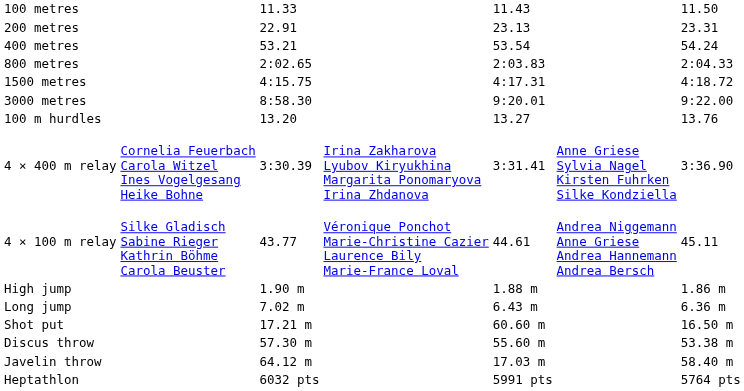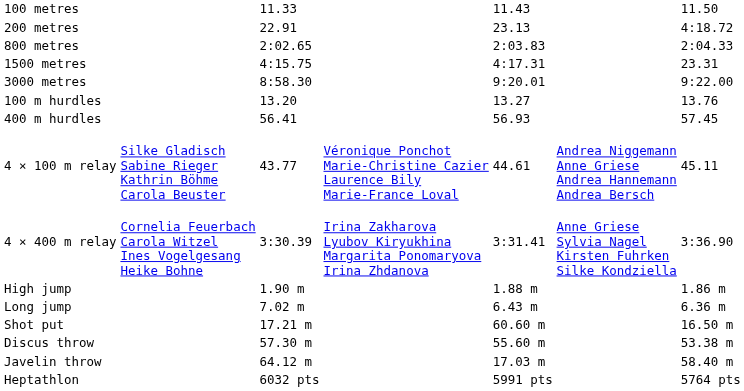(699, 27) 23.31 -> (707, 27) 4:18.72
- row: (41, 46)
(707, 82) 4:18.72 -> (699, 64) 23.31
+ row: (53, 119)
rows swapped: (60, 241) <-> (60, 166)
